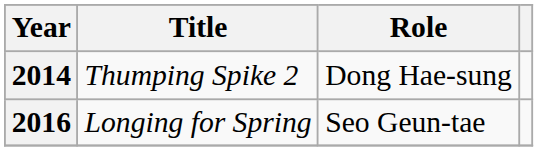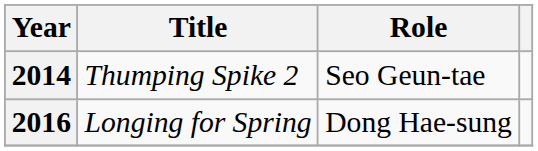(419, 74) Dong Hae-sung -> (405, 74) Seo Geun-tae
(405, 121) Seo Geun-tae -> (419, 121) Dong Hae-sung
